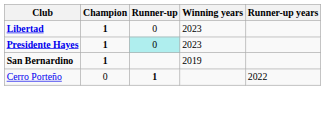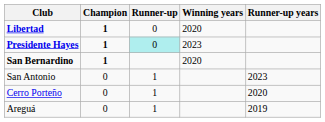(192, 29) 2023 -> (192, 29) 2020
(192, 61) 2019 -> (192, 61) 2020
+ row: (31, 77)
(155, 77) bold -> (155, 93) normal
(258, 77) 2022 -> (258, 93) 2020
+ row: (21, 109)
